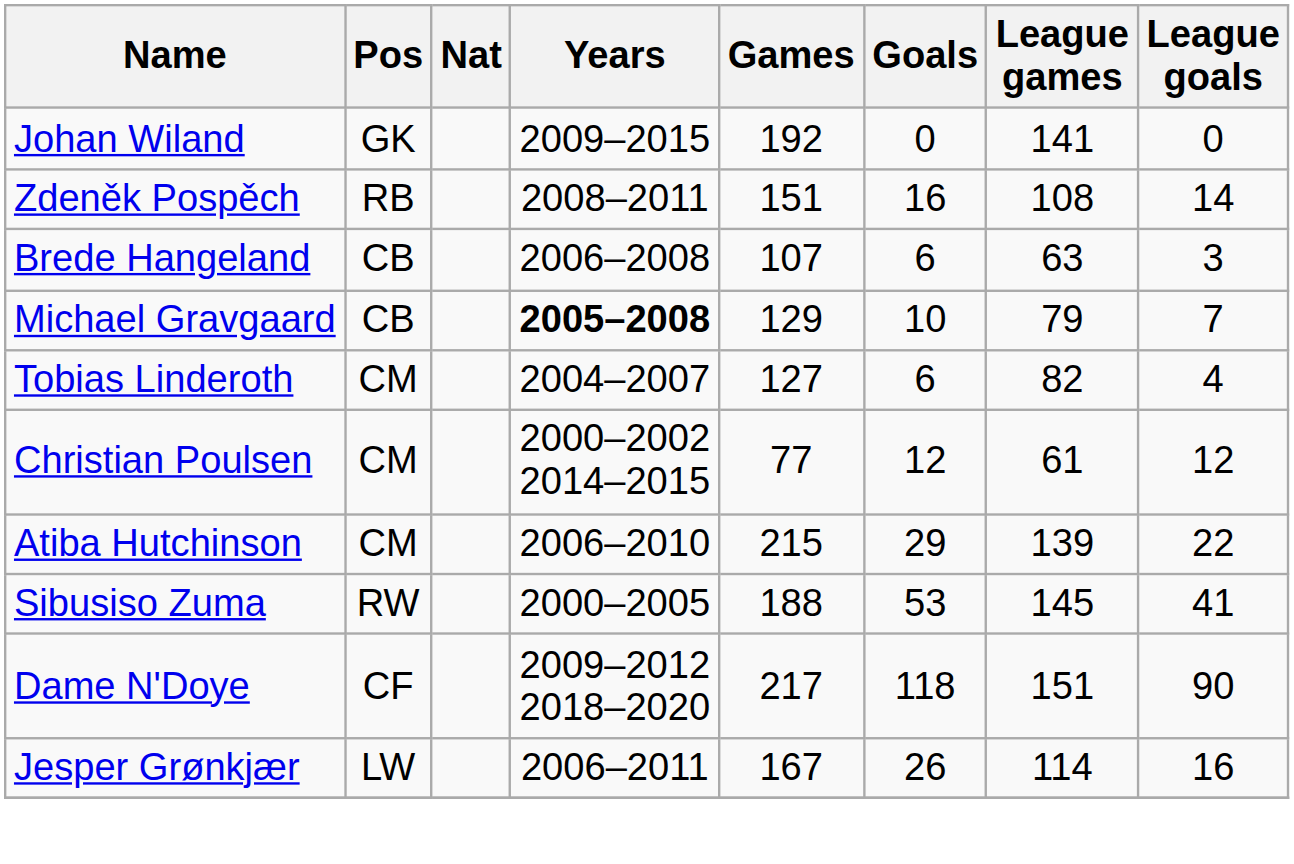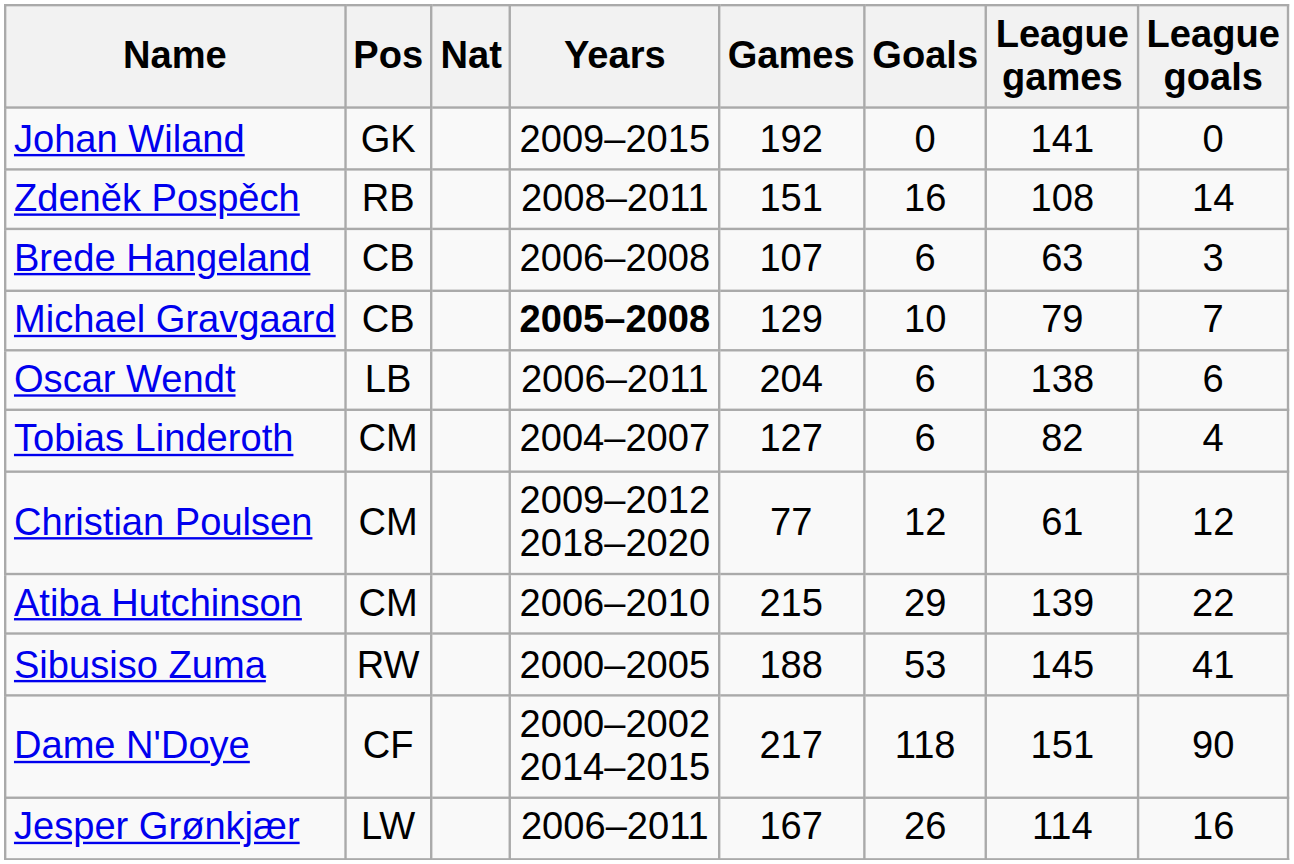+ row: (125, 379)
(615, 461) 2000–2002 2014–2015 -> (615, 521) 2009–2012 2018–2020
(615, 685) 2009–2012 2018–2020 -> (615, 745) 2000–2002 2014–2015
